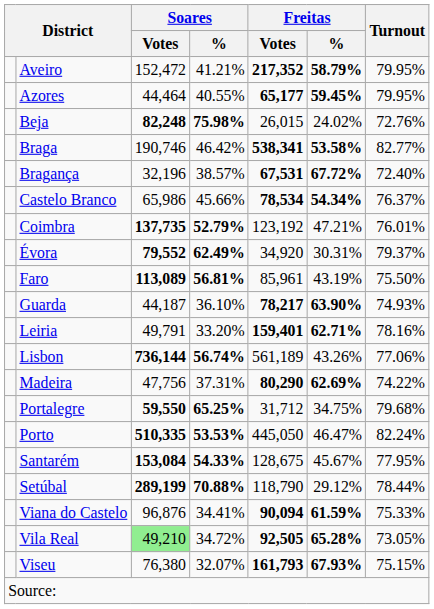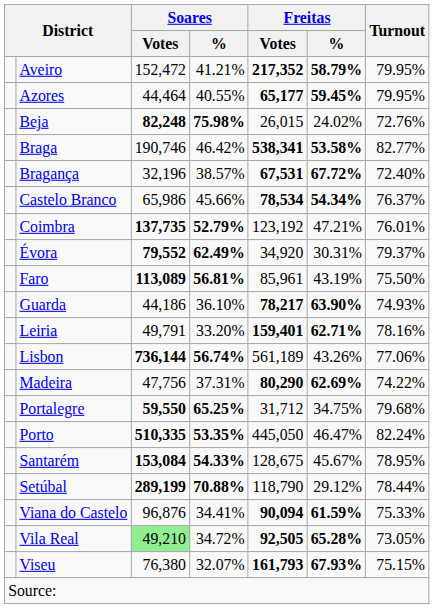(164, 304) 44,187 -> (164, 304) 44,186
(219, 434) 53.53% -> (219, 434) 53.35%
(401, 460) 77.95% -> (401, 460) 78.95%
